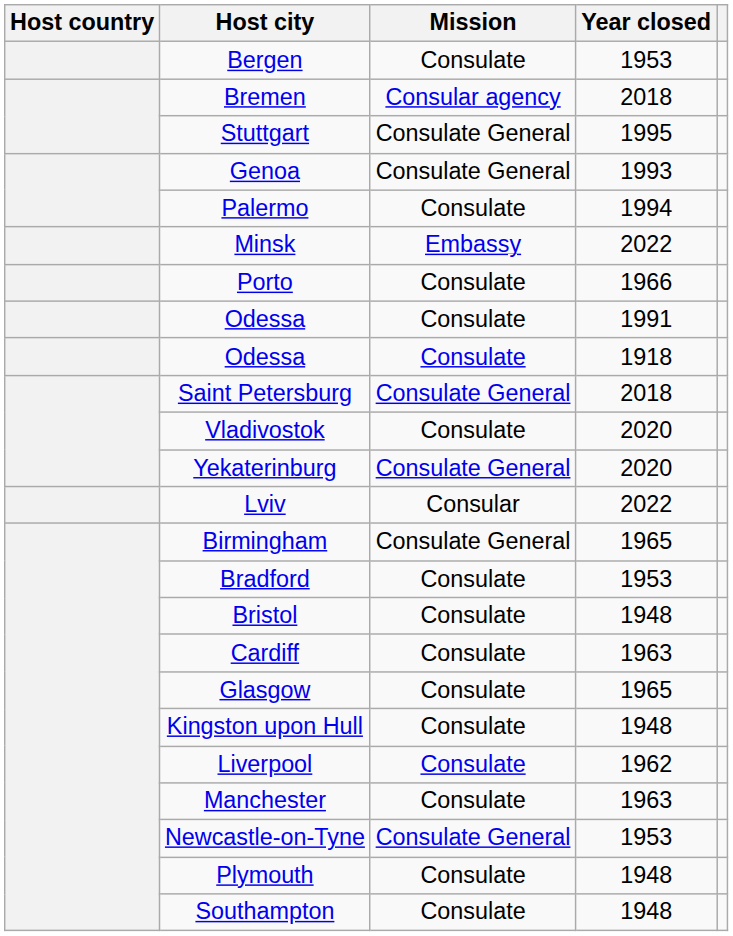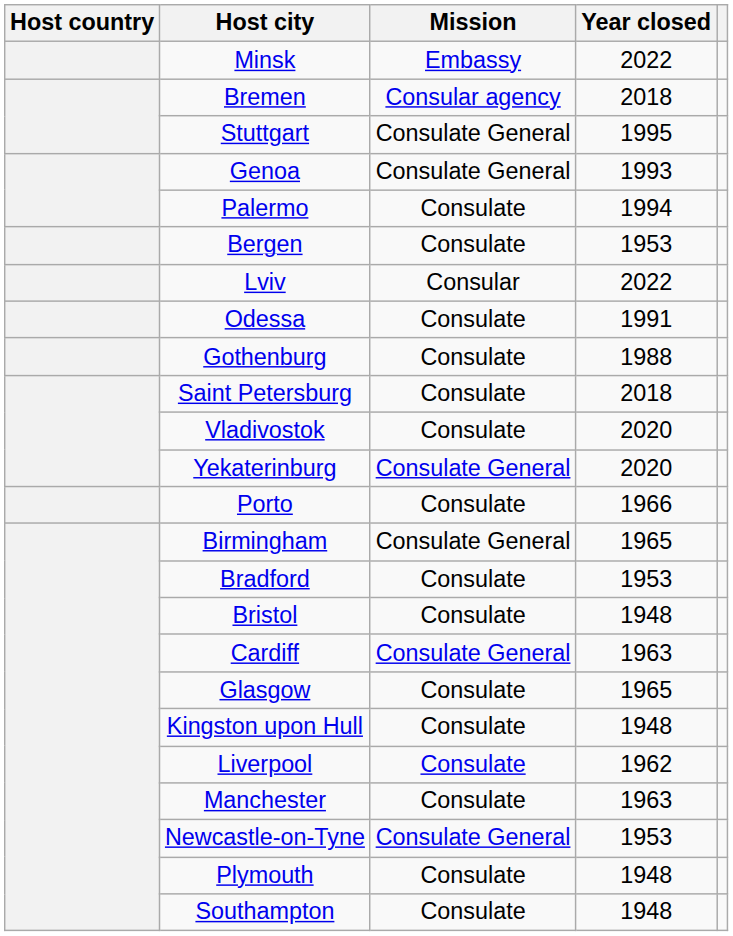rows swapped: (265, 245) <-> (265, 60)
rows swapped: (265, 282) <-> (265, 504)
+ row: (265, 356)
- row: (265, 356)
(473, 393) Consulate General -> (473, 393) Consulate
(473, 652) Consulate -> (473, 652) Consulate General
